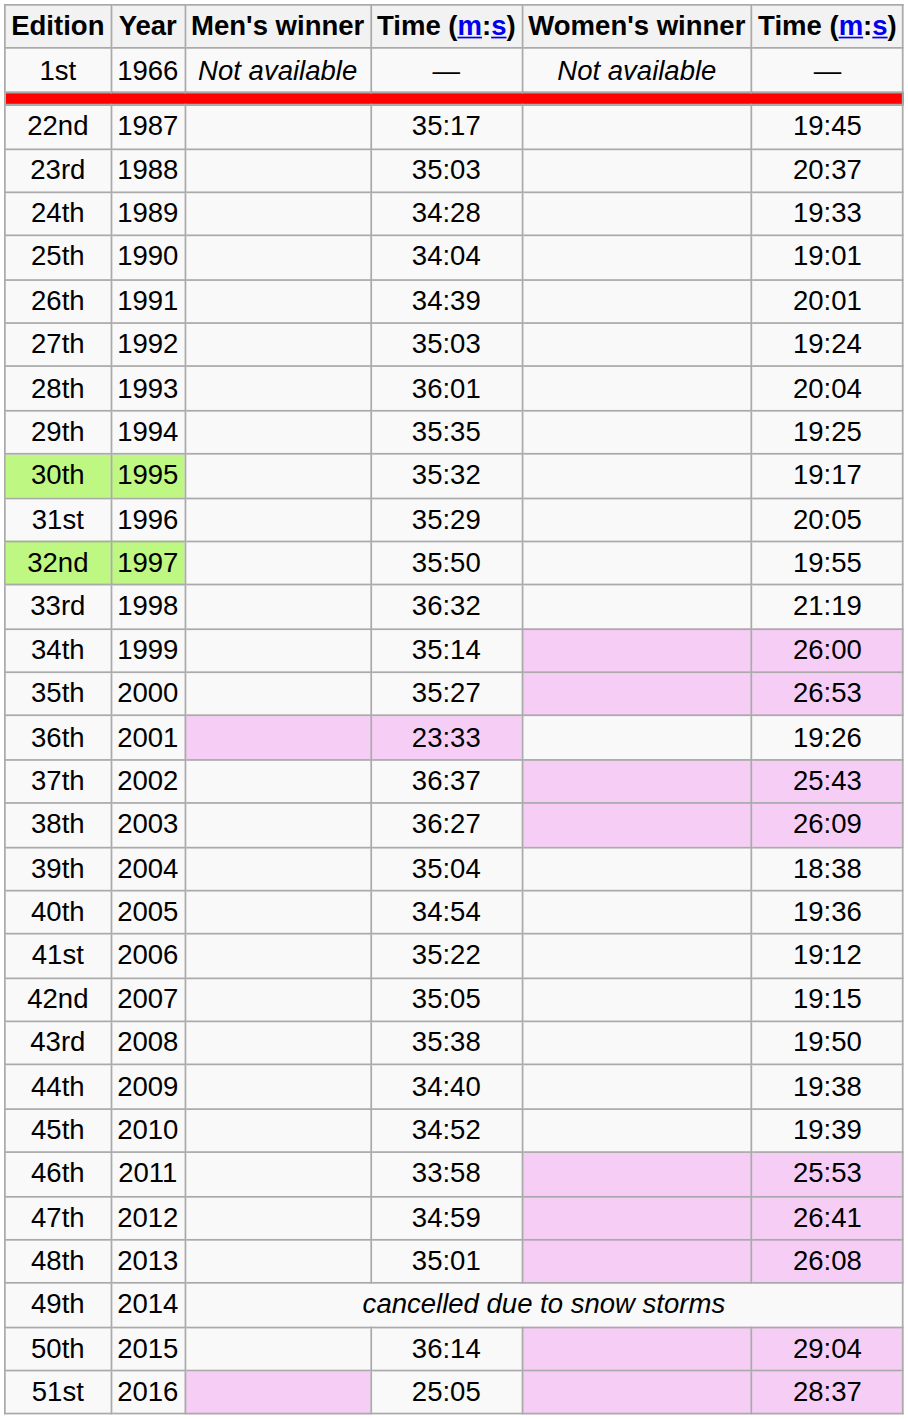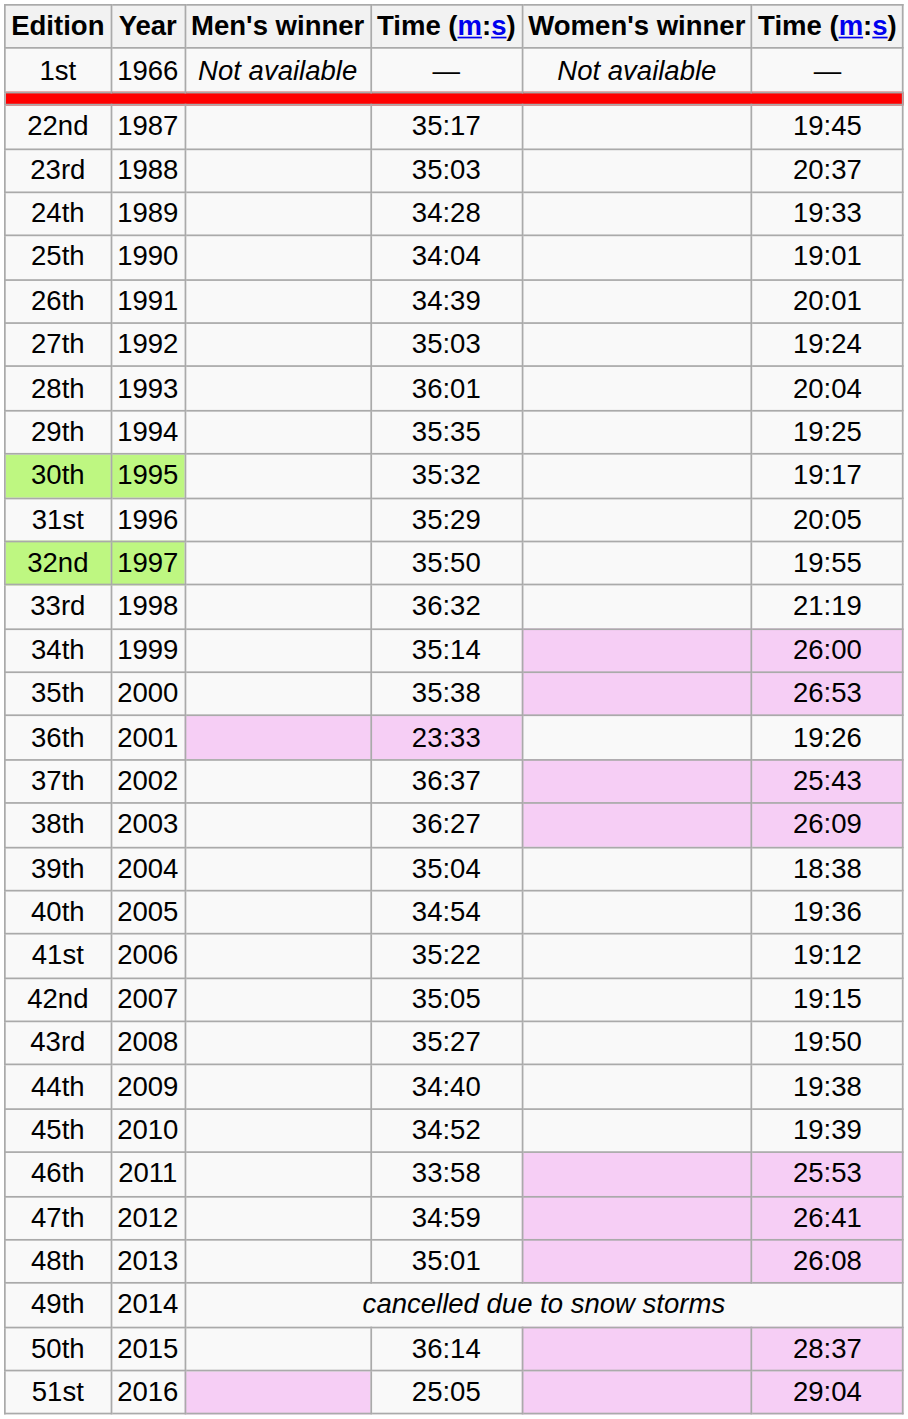(446, 693) 35:27 -> (446, 693) 35:38
(446, 1042) 35:38 -> (446, 1042) 35:27
(827, 1348) 29:04 -> (827, 1348) 28:37
(827, 1392) 28:37 -> (827, 1392) 29:04
